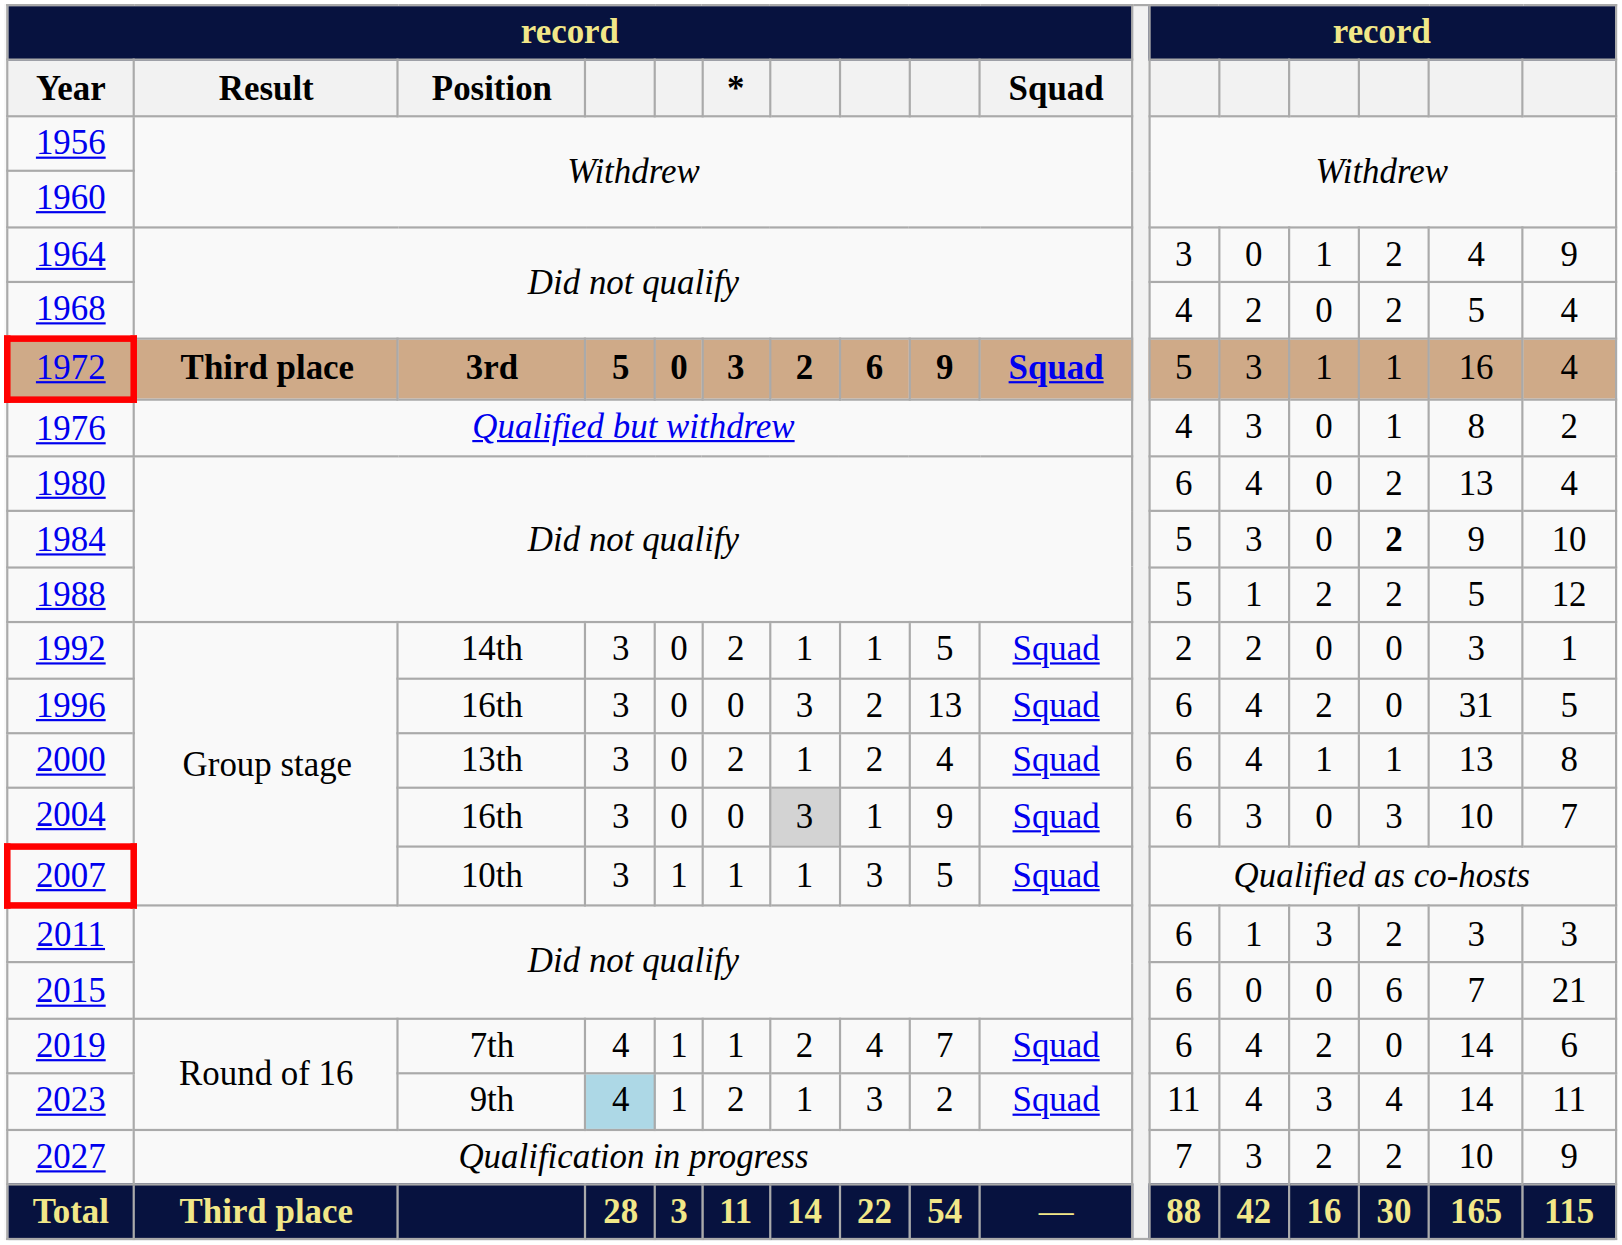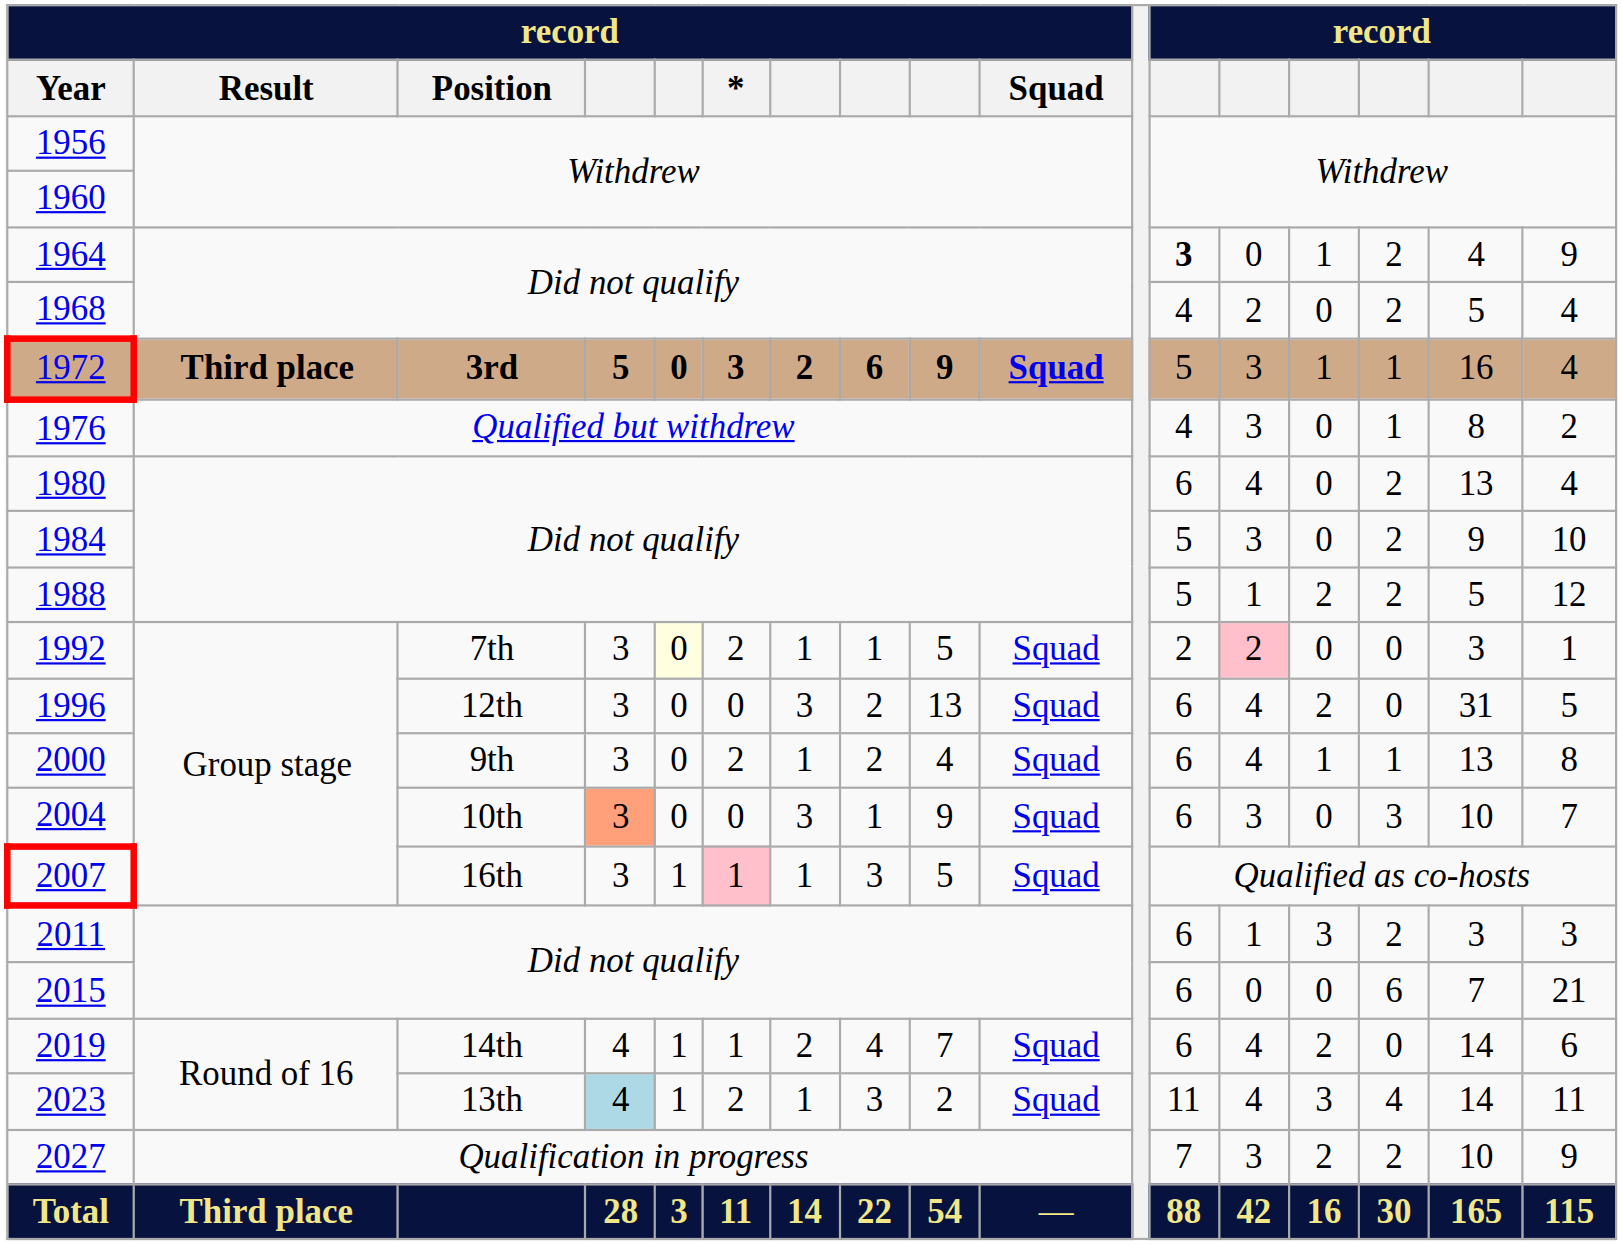(1184, 253) normal -> (1184, 253) bold
(1394, 538) bold -> (1394, 538) normal
(492, 649) 14th -> (492, 649) 7th
(679, 649) no background -> (679, 649) lightyellow background
(1254, 649) no background -> (1254, 649) pink background
(492, 704) 16th -> (492, 704) 12th
(492, 760) 13th -> (492, 760) 9th
(492, 816) 16th -> (492, 816) 10th
(621, 816) no background -> (621, 816) lightsalmon background
(804, 816) lightgrey background -> (804, 816) no background
(492, 875) 10th -> (492, 875) 16th
(736, 875) no background -> (736, 875) pink background
(492, 1045) 7th -> (492, 1045) 14th
(492, 1100) 9th -> (492, 1100) 13th
